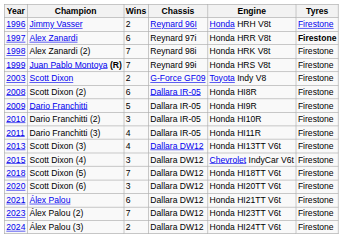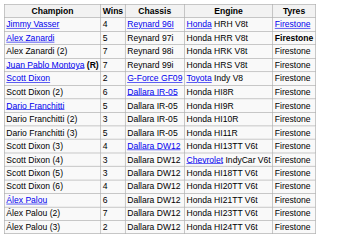- column: (16, 11)
(128, 24) 2 -> (105, 24) 4
(128, 38) 6 -> (105, 38) 5
(128, 132) 4 -> (105, 132) 5
(128, 173) 7 -> (105, 173) 3
(128, 186) 3 -> (105, 186) 4
